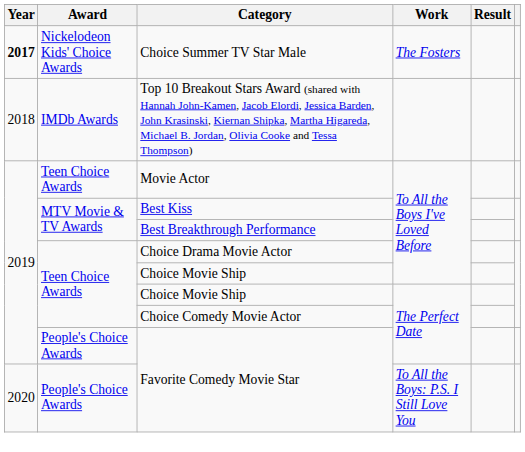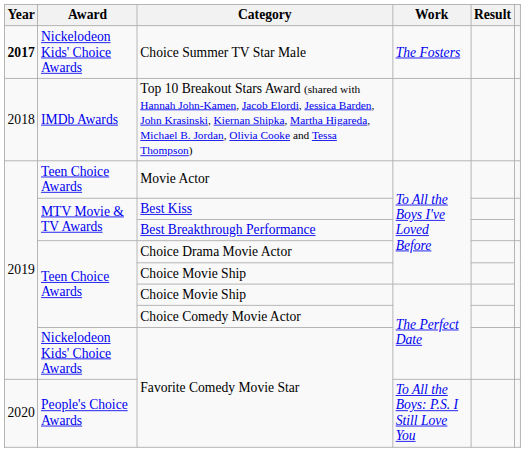(84, 345) People's Choice Awards -> (76, 353) Nickelodeon Kids' Choice Awards
